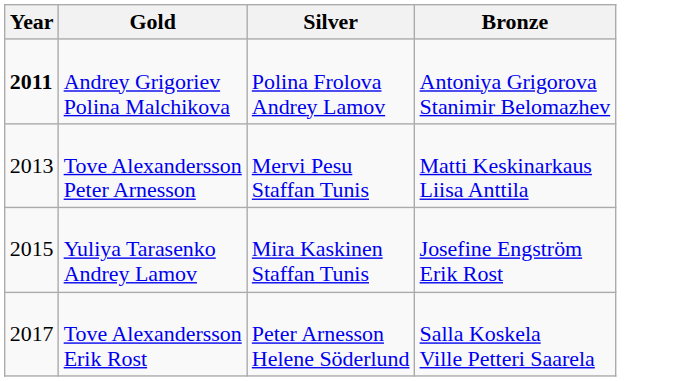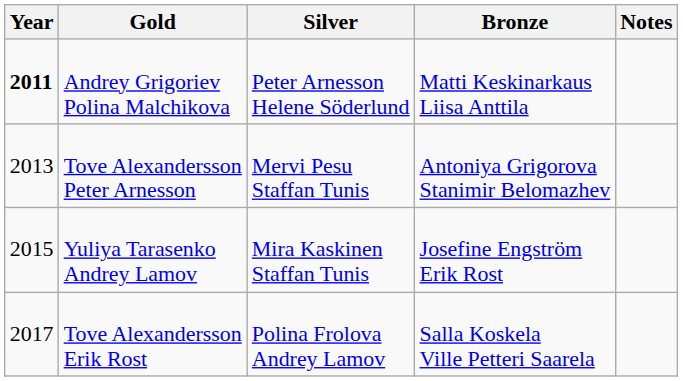+ column: (646, 21)
(319, 93) Polina Frolova Andrey Lamov -> (331, 93) Peter Arnesson Helene Söderlund
(515, 93) Antoniya Grigorova Stanimir Belomazhev -> (506, 93) Matti Keskinarkaus Liisa Anttila
(506, 177) Matti Keskinarkaus Liisa Anttila -> (515, 177) Antoniya Grigorova Stanimir Belomazhev
(331, 345) Peter Arnesson Helene Söderlund -> (319, 345) Polina Frolova Andrey Lamov
